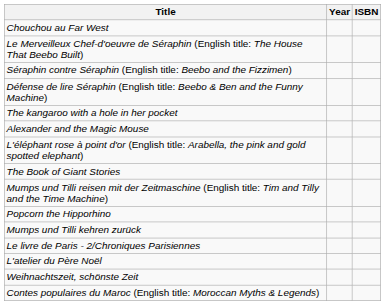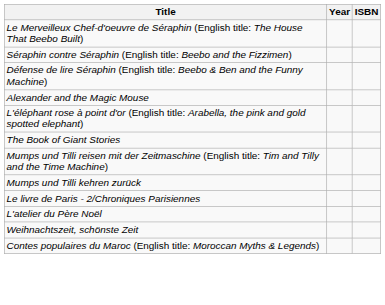- row: (58, 28)
- row: (92, 113)
- row: (59, 214)
